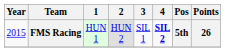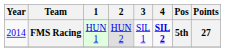(16, 33) 2015 -> (16, 33) 2014
(206, 33) 26 -> (206, 33) 27
